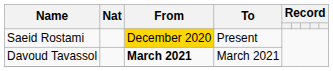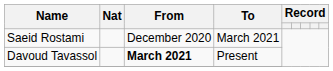(169, 38) gold background -> (169, 38) no background
(237, 38) Present -> (248, 38) March 2021
(248, 56) March 2021 -> (237, 56) Present
